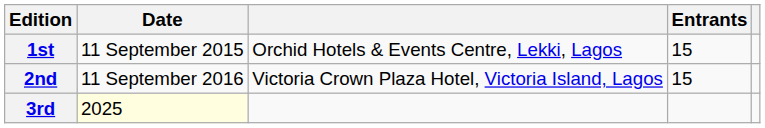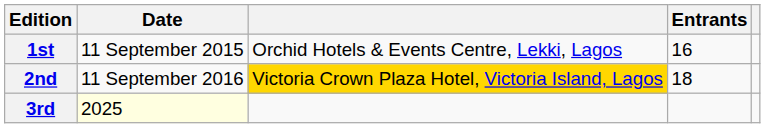(682, 49) 15 -> (682, 49) 16
(458, 79) no background -> (458, 79) gold background
(682, 79) 15 -> (682, 79) 18
